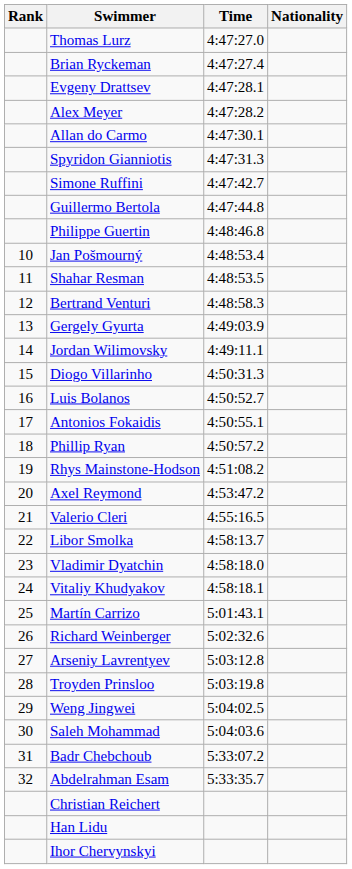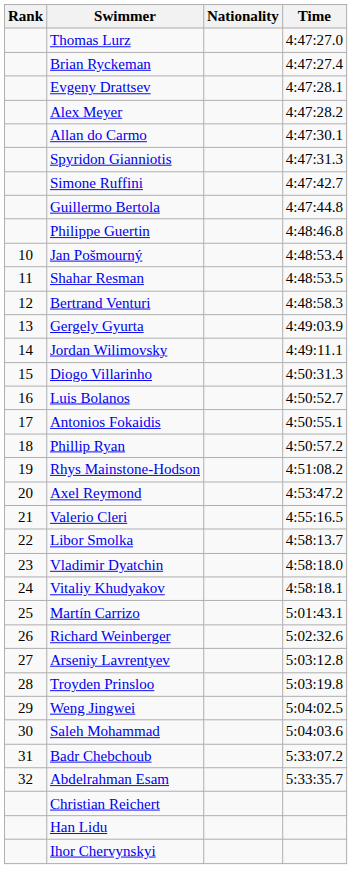columns swapped: (307, 16) <-> (236, 16)
